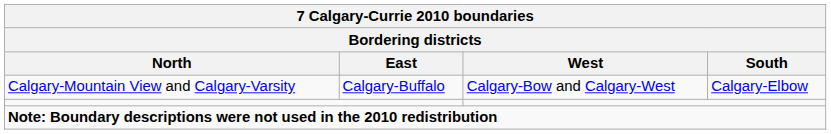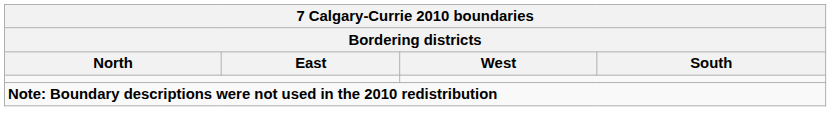- row: (152, 87)
